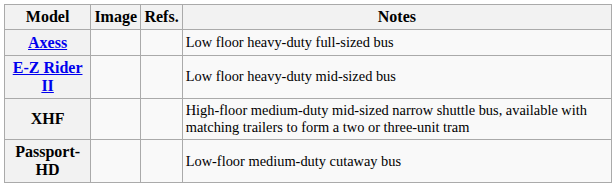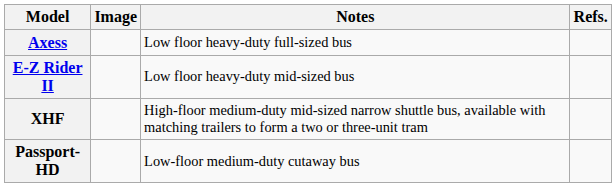columns swapped: (397, 17) <-> (162, 17)
